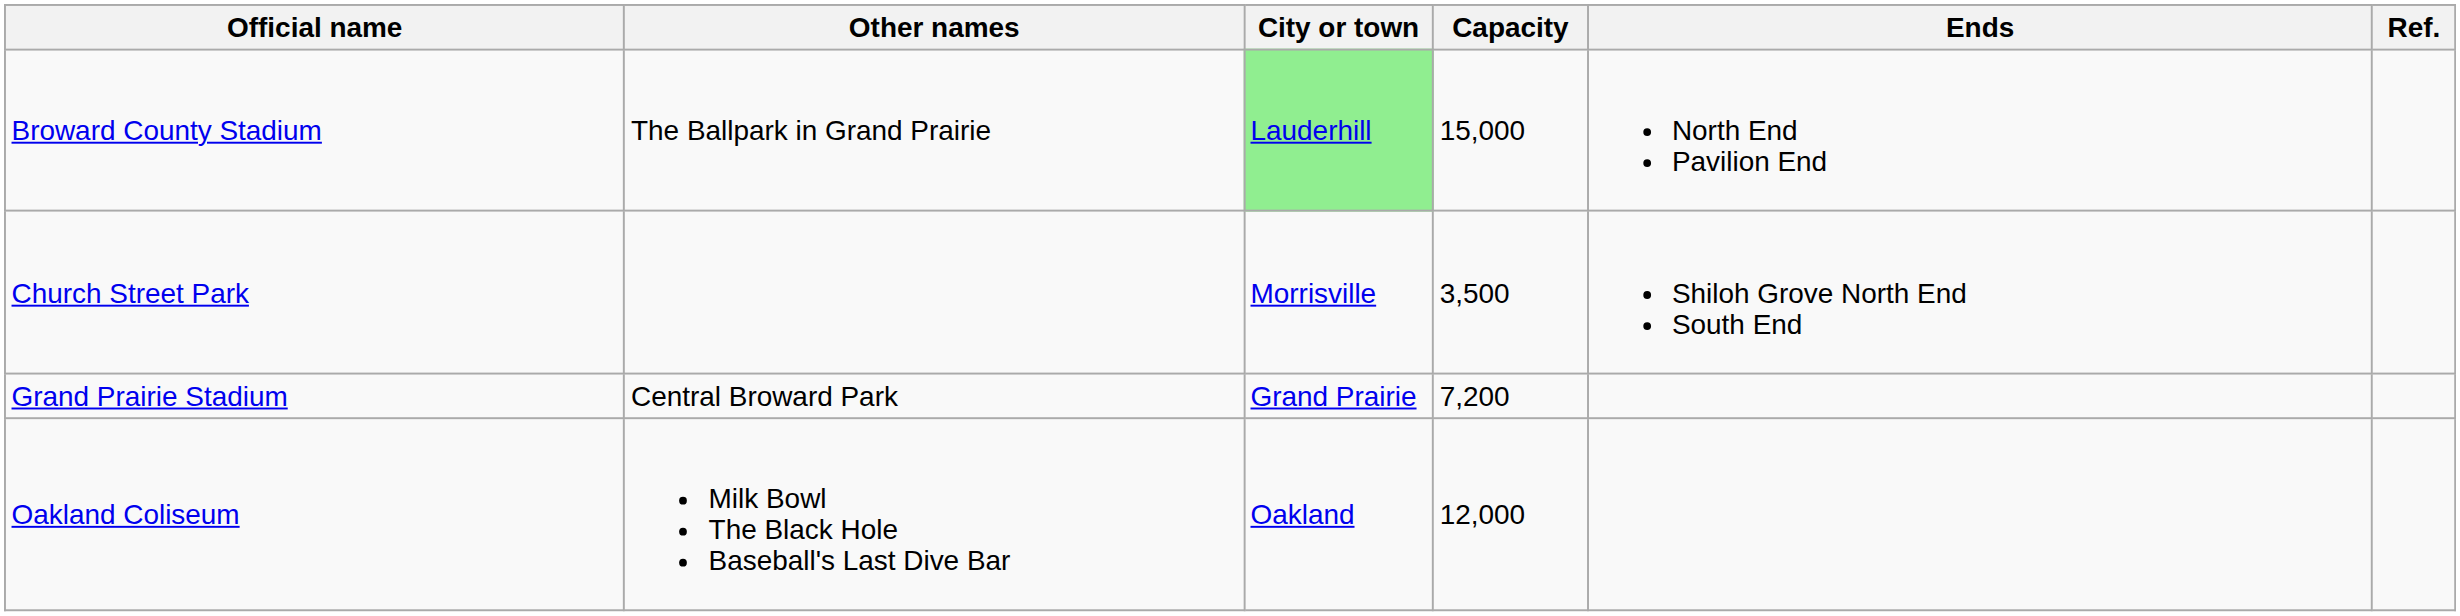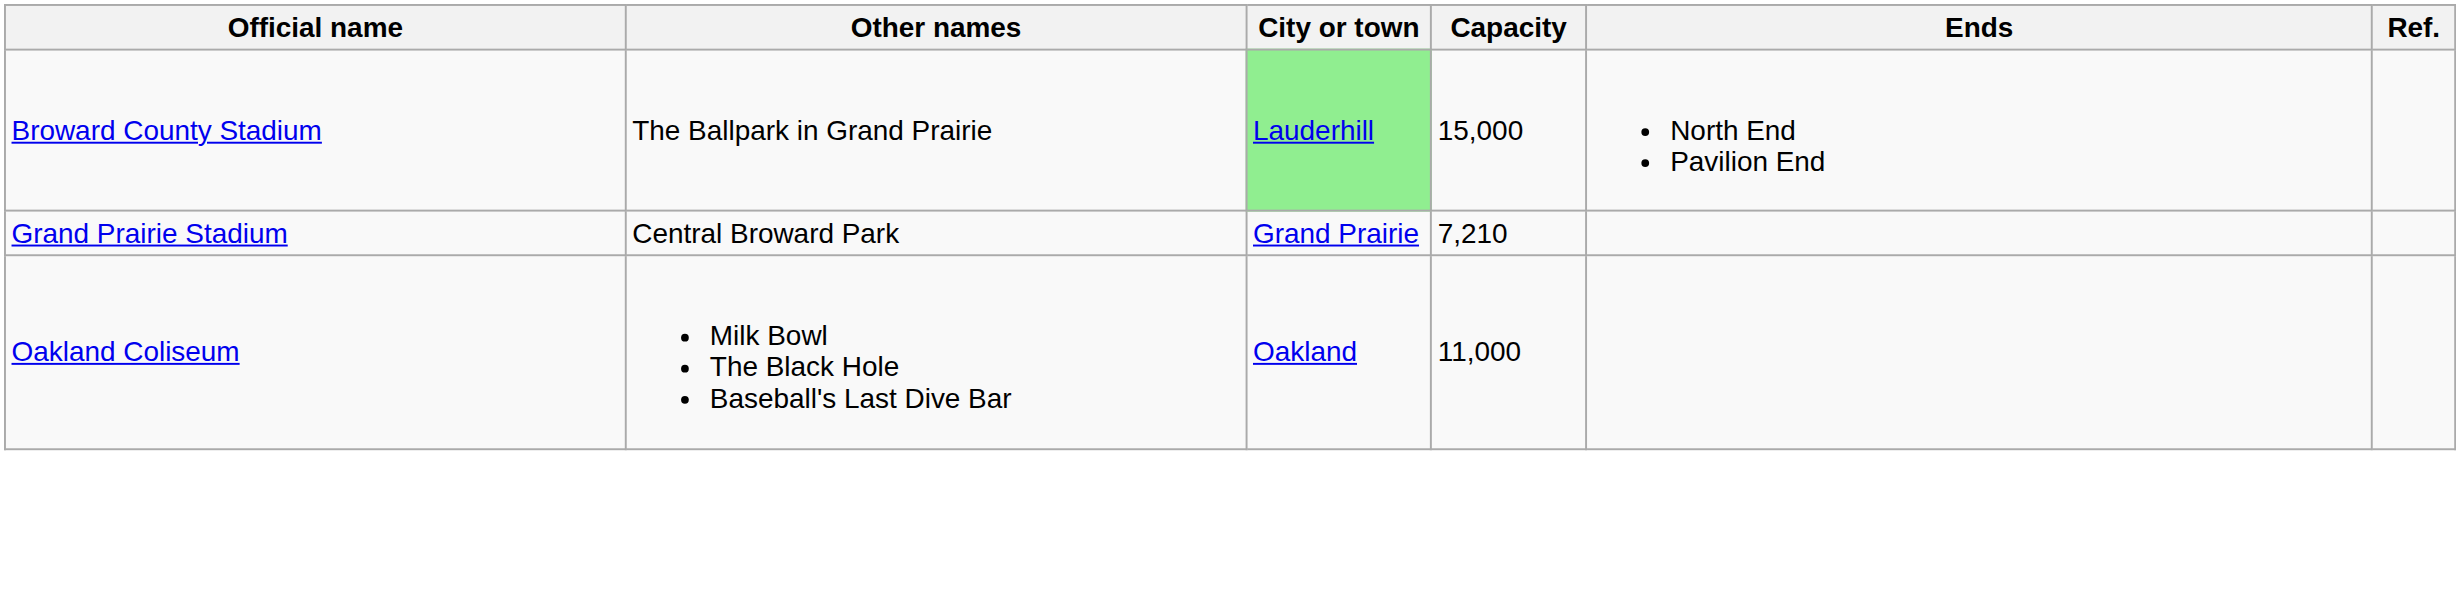- row: (130, 293)
(1475, 396) 7,200 -> (1473, 234) 7,210
(1482, 514) 12,000 -> (1479, 352) 11,000
